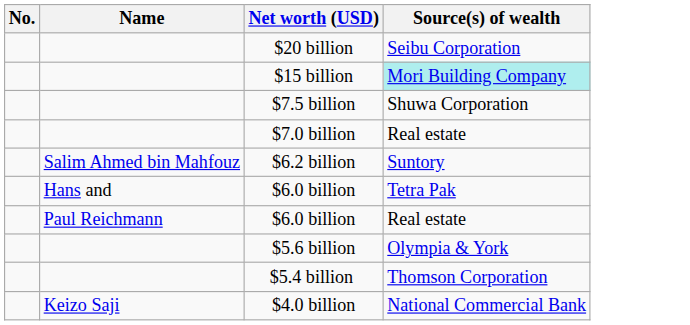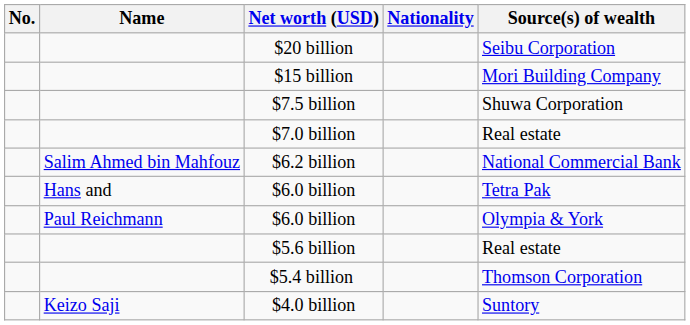+ column: (430, 18)
(477, 76) paleturquoise background -> (571, 76) no background
(416, 162) Suntory -> (581, 162) National Commercial Bank
(427, 219) Real estate -> (543, 219) Olympia & York
(448, 248) Olympia & York -> (521, 248) Real estate
(487, 305) National Commercial Bank -> (511, 305) Suntory
